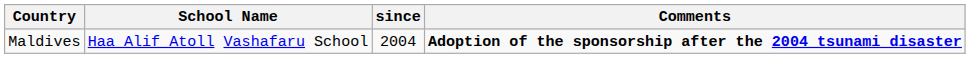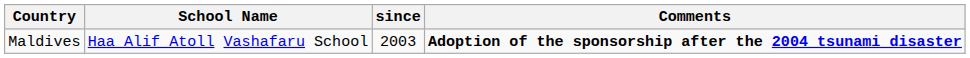(398, 41) 2004 -> (398, 41) 2003
